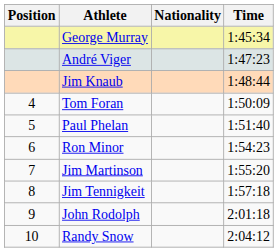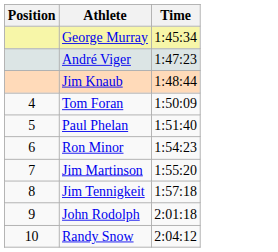- column: (188, 15)
